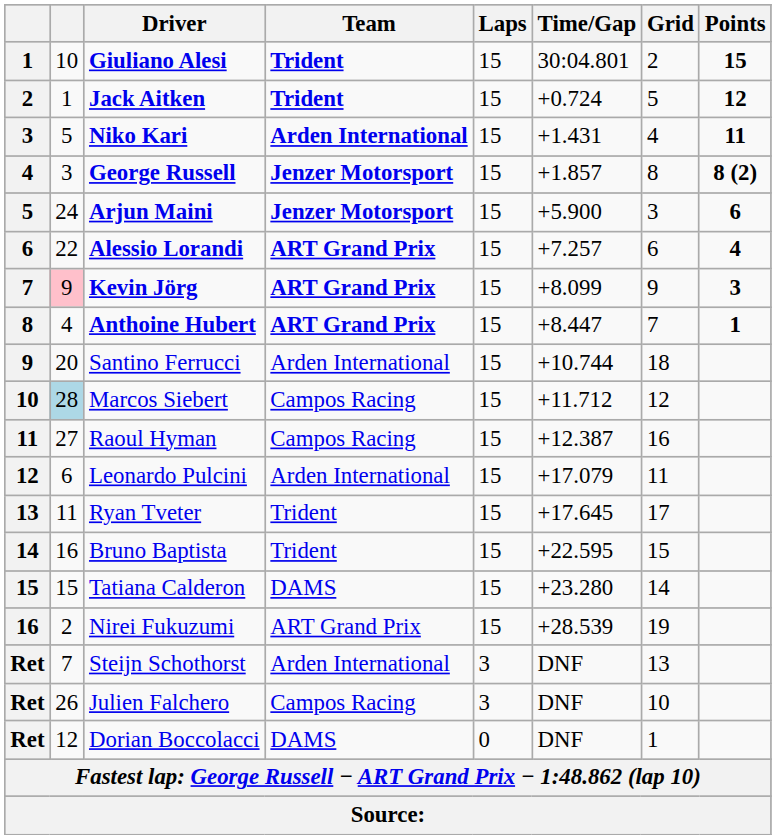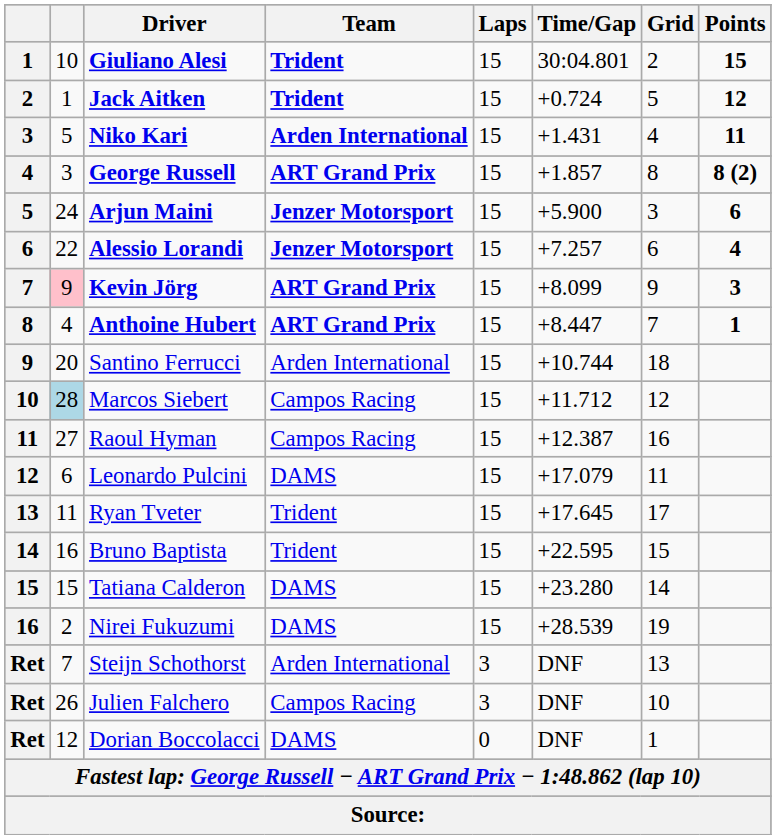(362, 173) Jenzer Motorsport -> (353, 173) ART Grand Prix
(353, 249) ART Grand Prix -> (362, 249) Jenzer Motorsport
(360, 475) Arden International -> (303, 475) DAMS
(346, 626) ART Grand Prix -> (303, 626) DAMS
